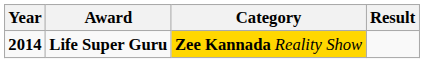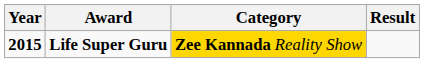(25, 44) 2014 -> (25, 44) 2015
